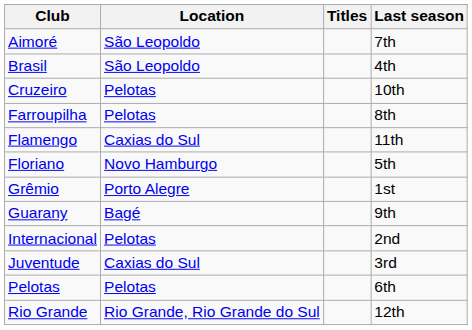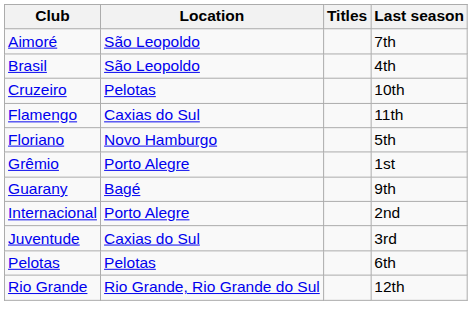- row: (47, 115)
(130, 238) Pelotas -> (147, 213) Porto Alegre
